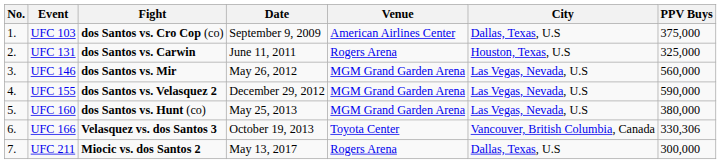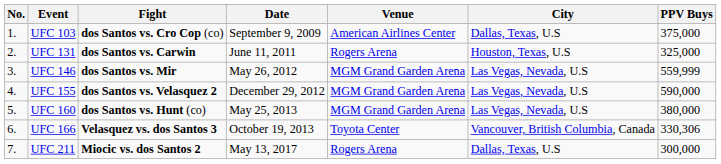(680, 71) 560,000 -> (680, 71) 559,999
